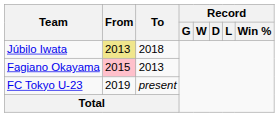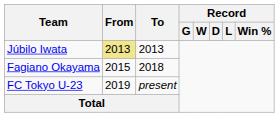(151, 49) 2018 -> (151, 49) 2013
(118, 67) pink background -> (118, 67) no background
(151, 67) 2013 -> (151, 67) 2018
